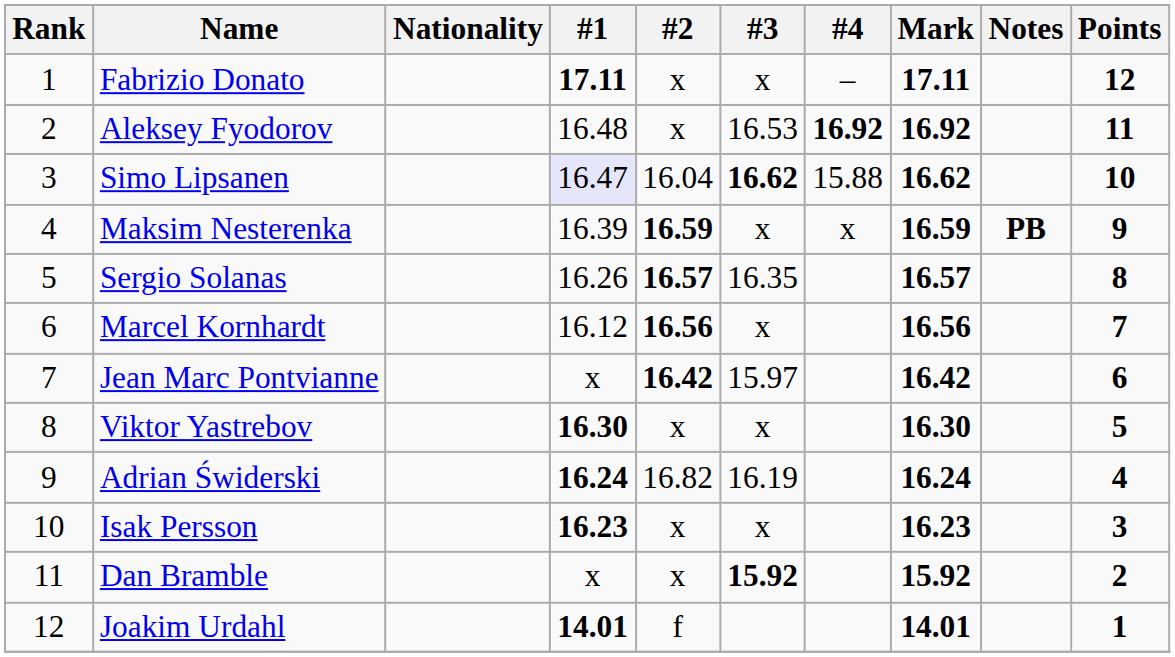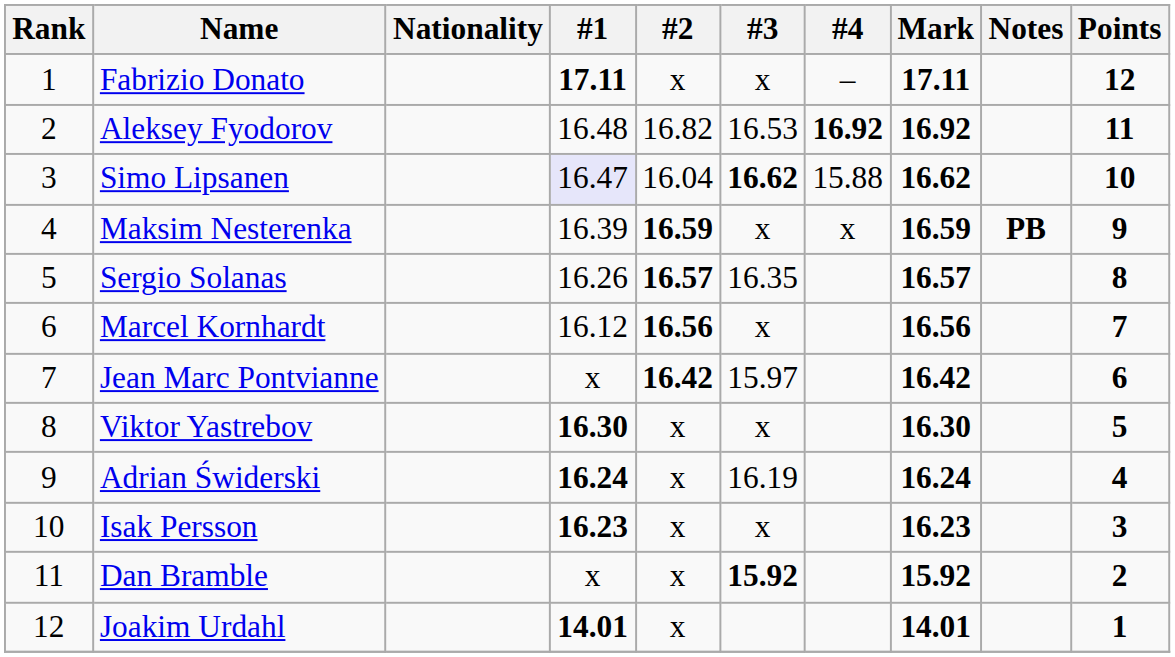(678, 128) x -> (678, 128) 16.82
(678, 476) 16.82 -> (678, 476) x
(678, 626) f -> (678, 626) x
